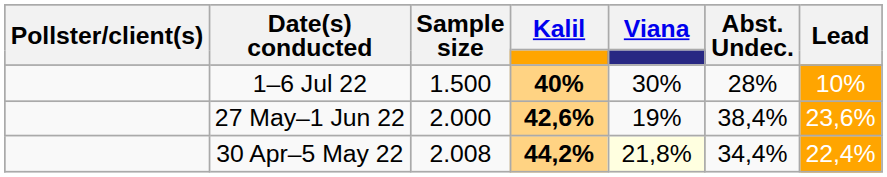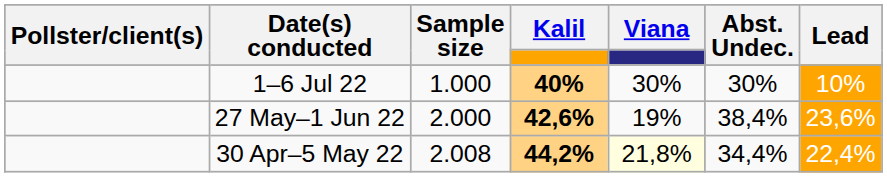(460, 83) 1.500 -> (460, 83) 1.000
(753, 83) 28% -> (753, 83) 30%
